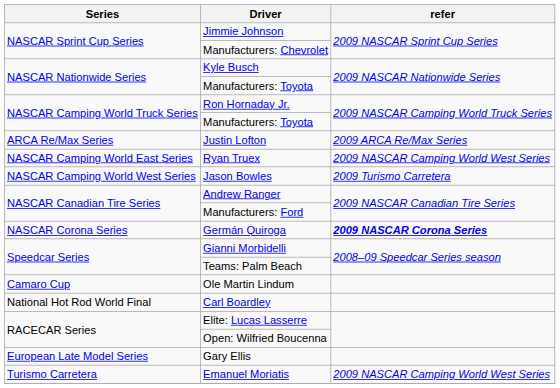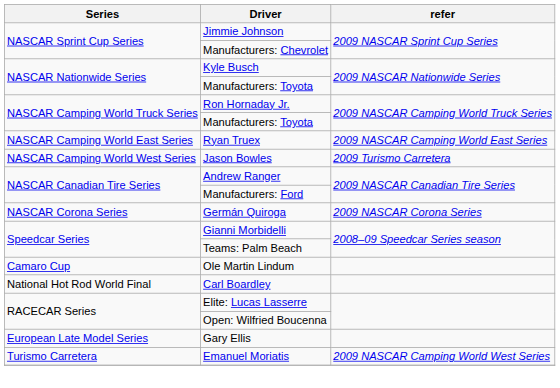- row: (60, 140)
(442, 158) 2009 NASCAR Camping World West Series -> (440, 140) 2009 NASCAR Camping World East Series
(410, 230) bold -> (407, 212) normal
